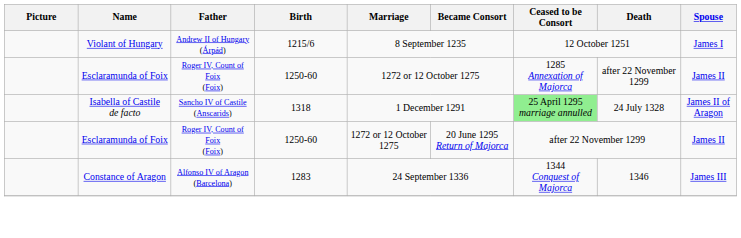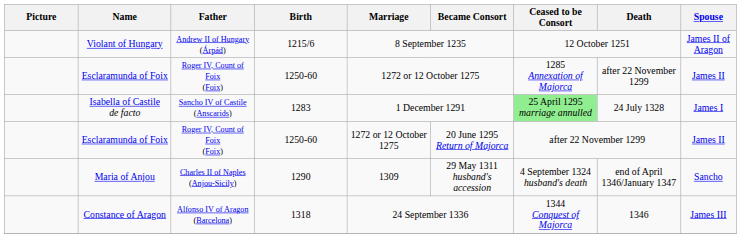(708, 44) James I -> (708, 44) James II of Aragon
(301, 108) 1318 -> (301, 108) 1283
(708, 108) James II of Aragon -> (708, 108) James I
+ row: (125, 177)
(301, 177) 1283 -> (301, 214) 1318
